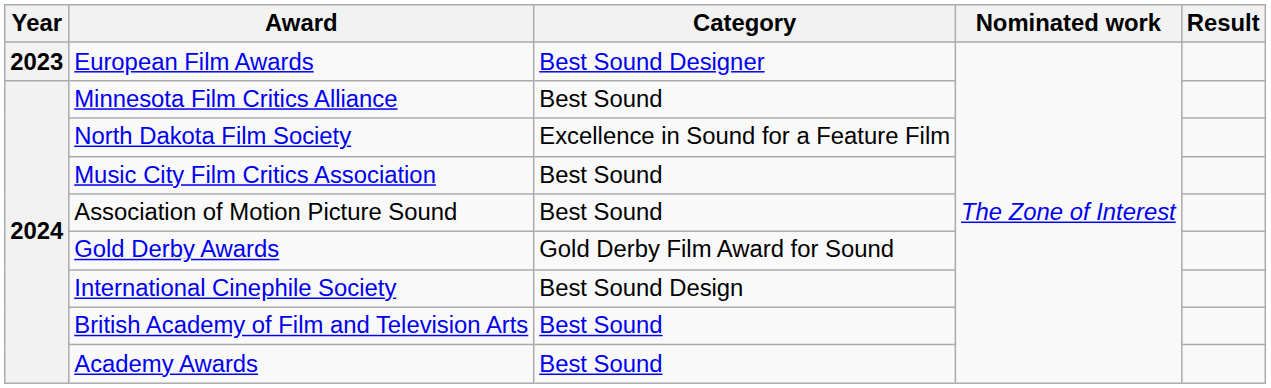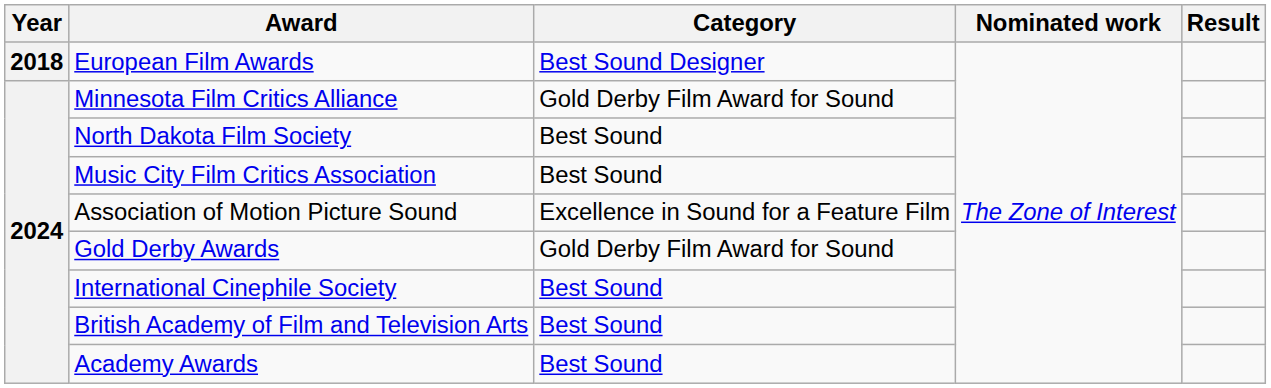(37, 61) 2023 -> (37, 61) 2018
(601, 99) Best Sound -> (717, 99) Gold Derby Film Award for Sound
(745, 136) Excellence in Sound for a Feature Film -> (601, 136) Best Sound
(601, 212) Best Sound -> (745, 212) Excellence in Sound for a Feature Film
(641, 288) Best Sound Design -> (601, 288) Best Sound
